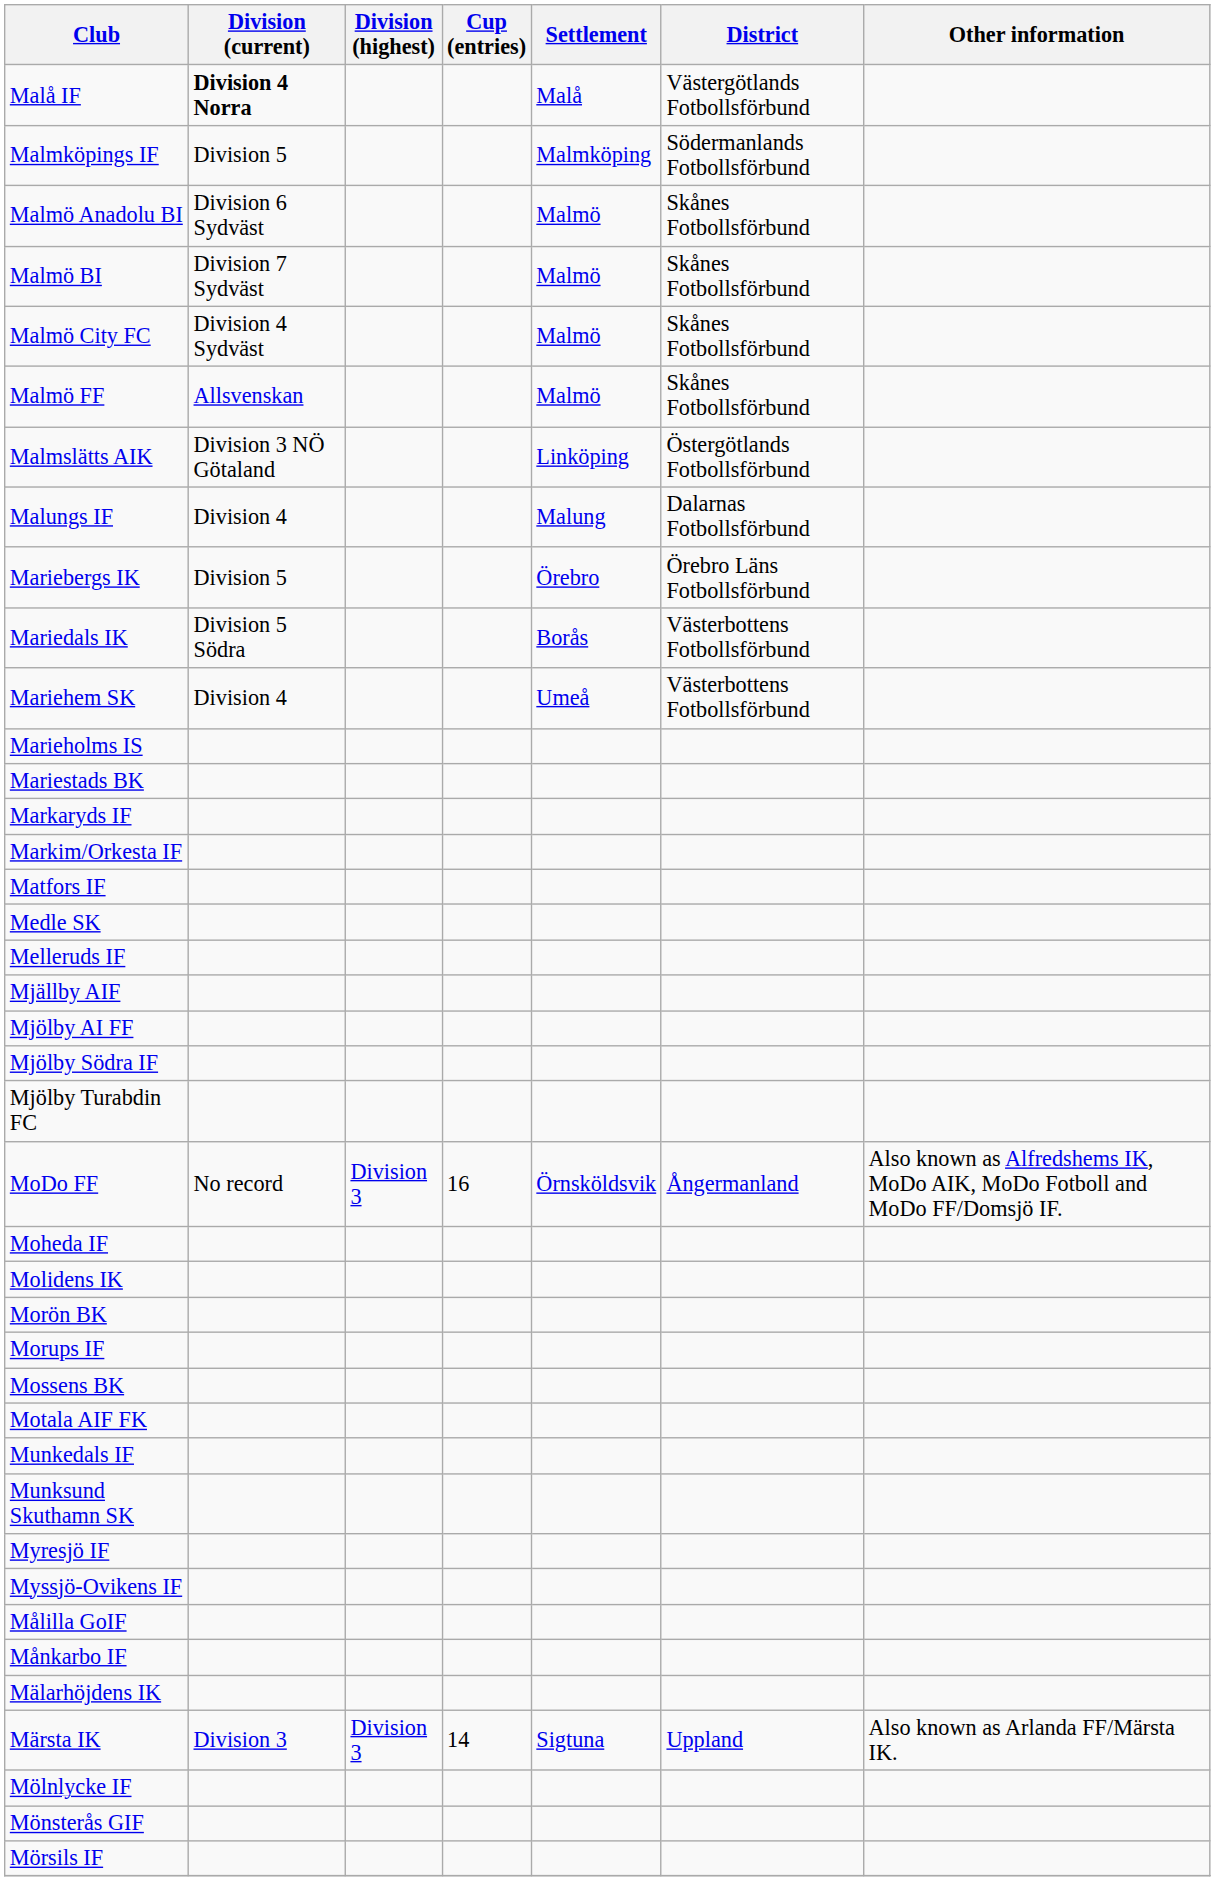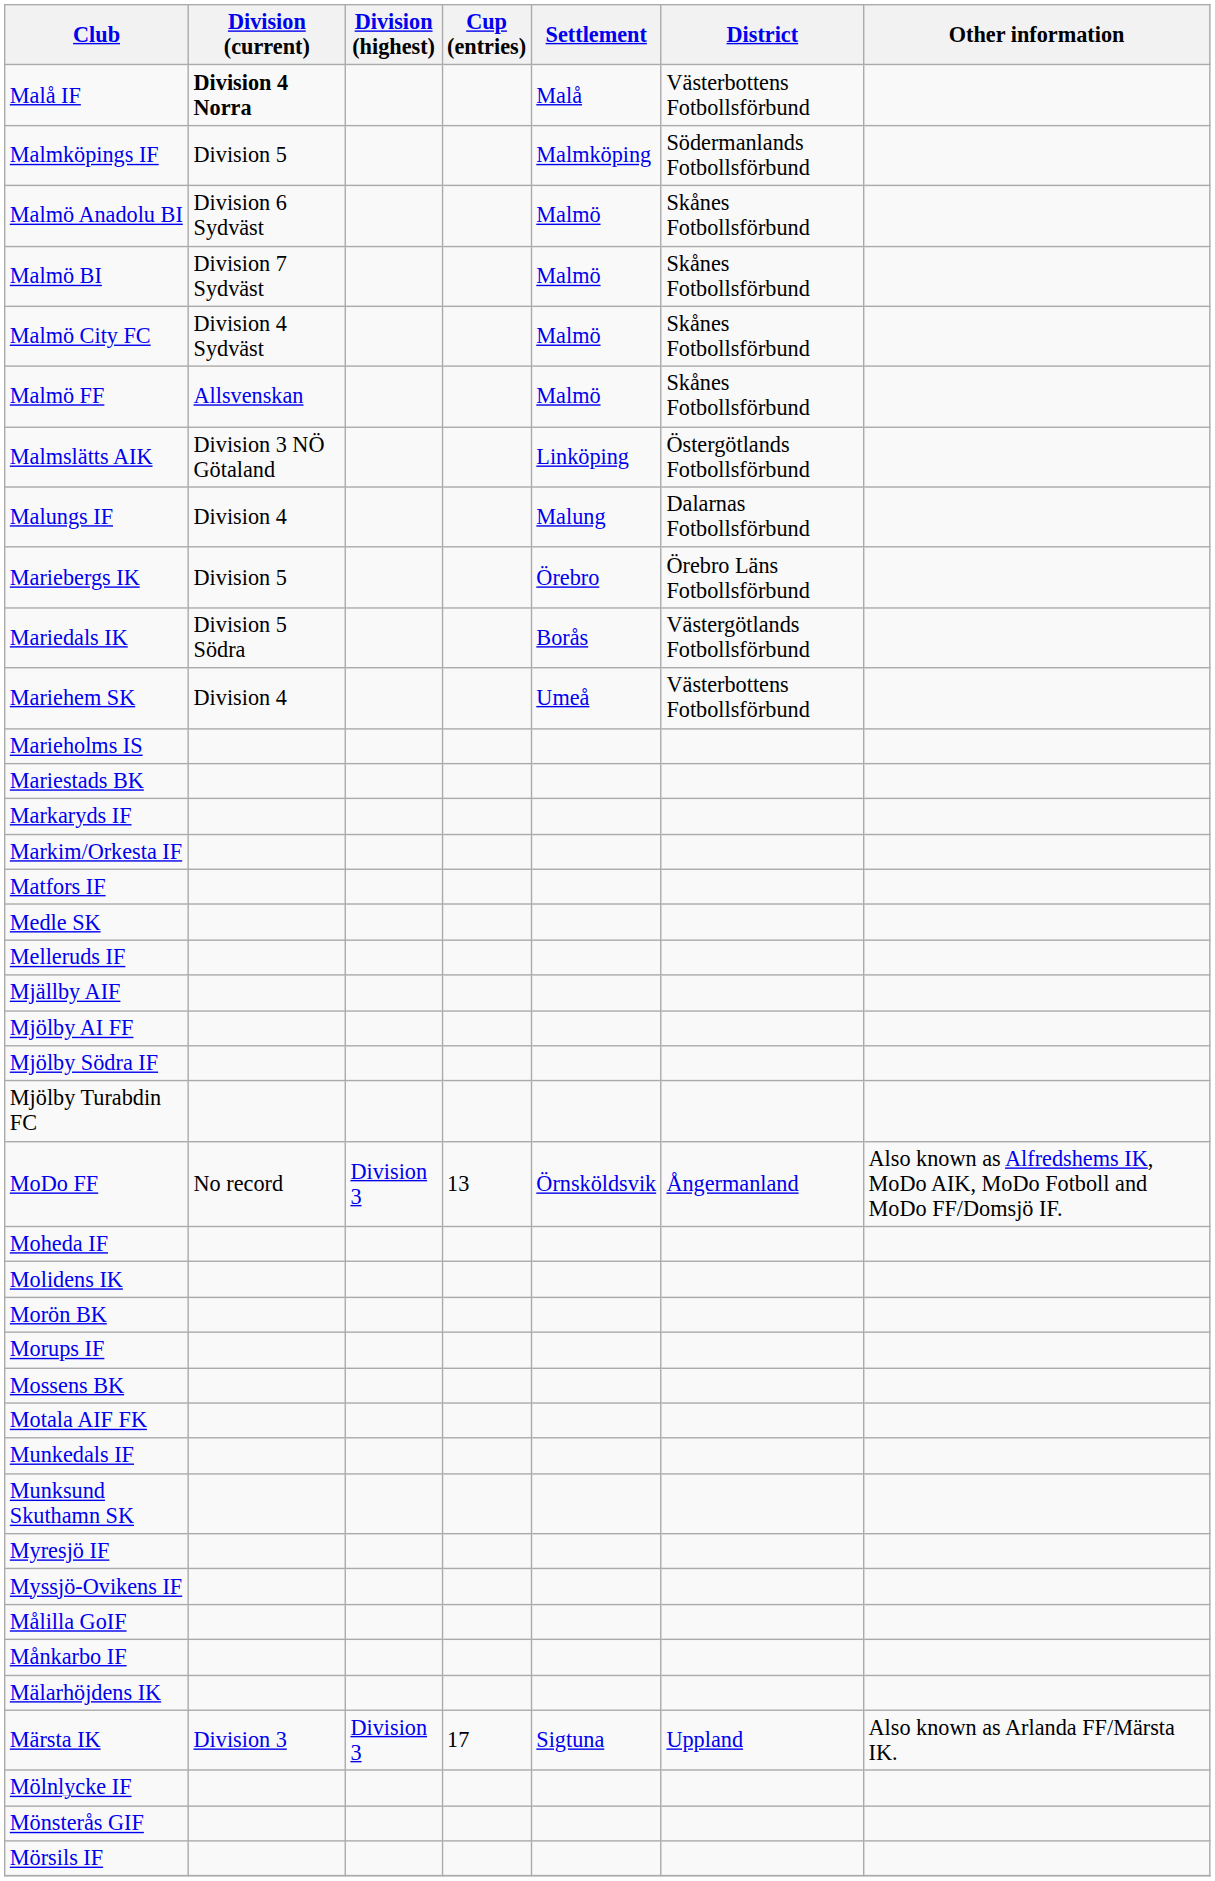(738, 94) Västergötlands Fotbollsförbund -> (738, 94) Västerbottens Fotbollsförbund
(738, 637) Västerbottens Fotbollsförbund -> (738, 637) Västergötlands Fotbollsförbund
(458, 1183) 16 -> (458, 1183) 13
(458, 1740) 14 -> (458, 1740) 17
